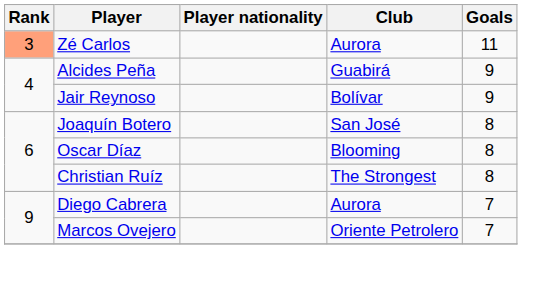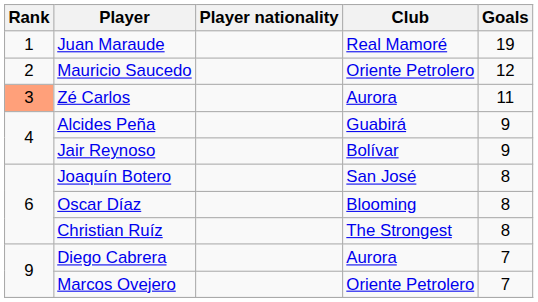+ row: (111, 44)
+ row: (124, 71)
